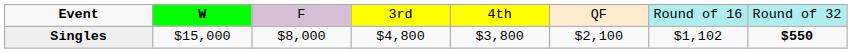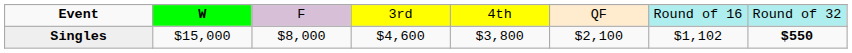(401, 37) $4,800 -> (401, 37) $4,600
